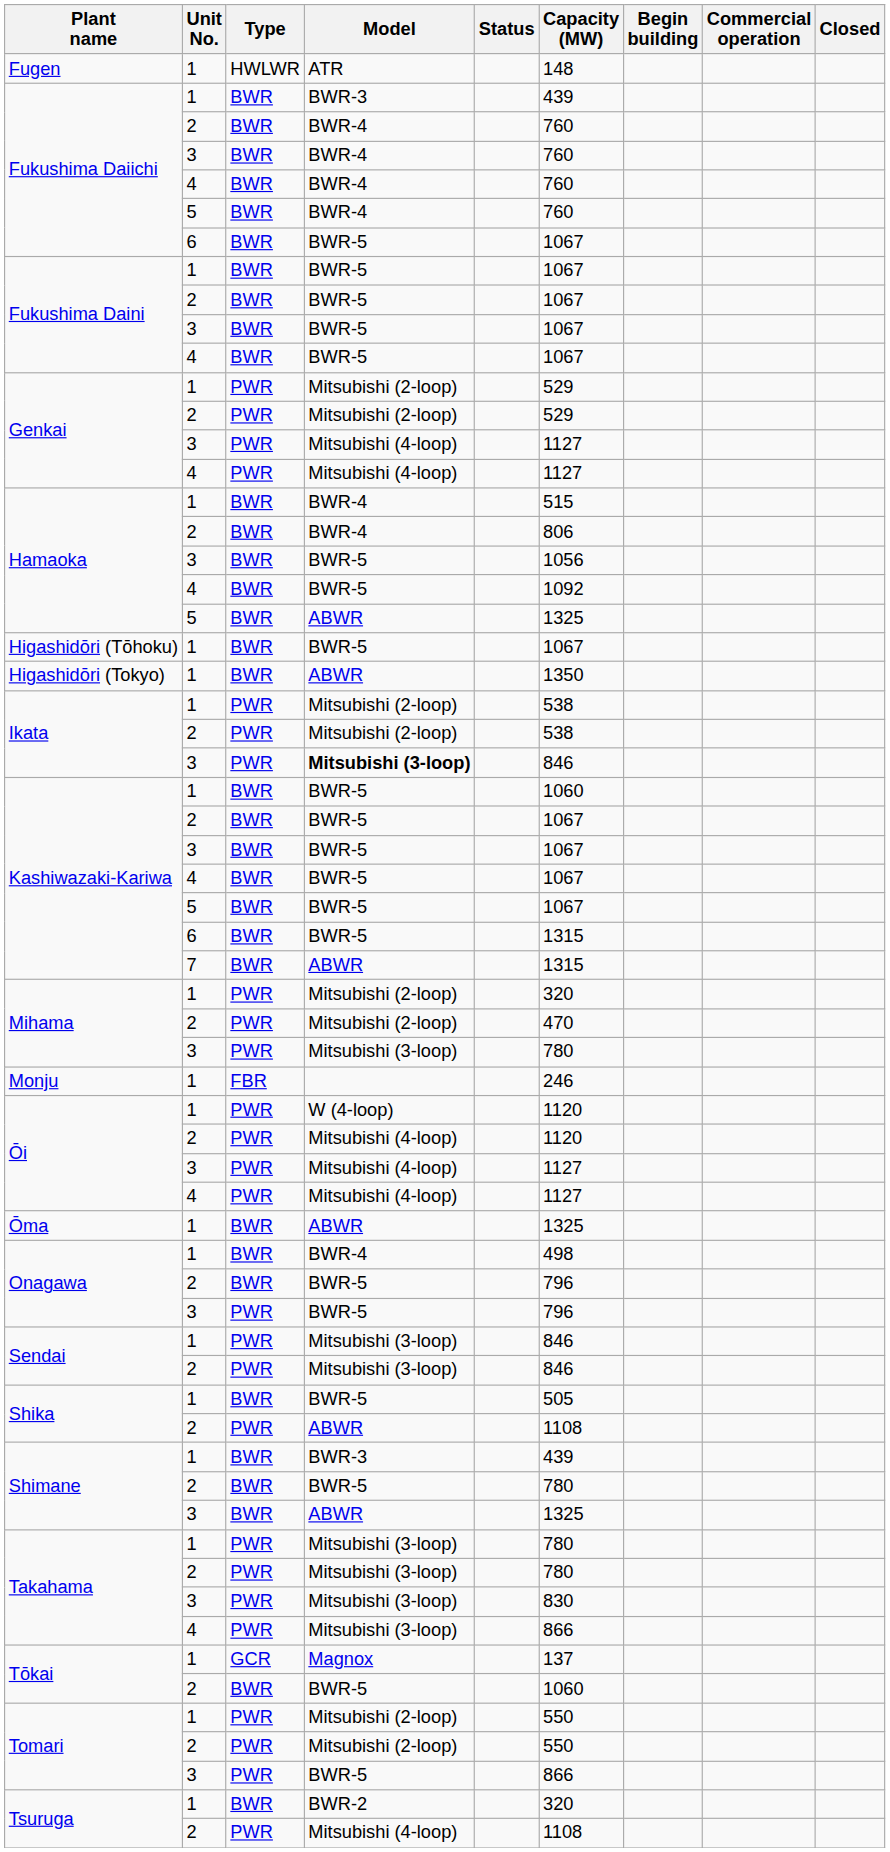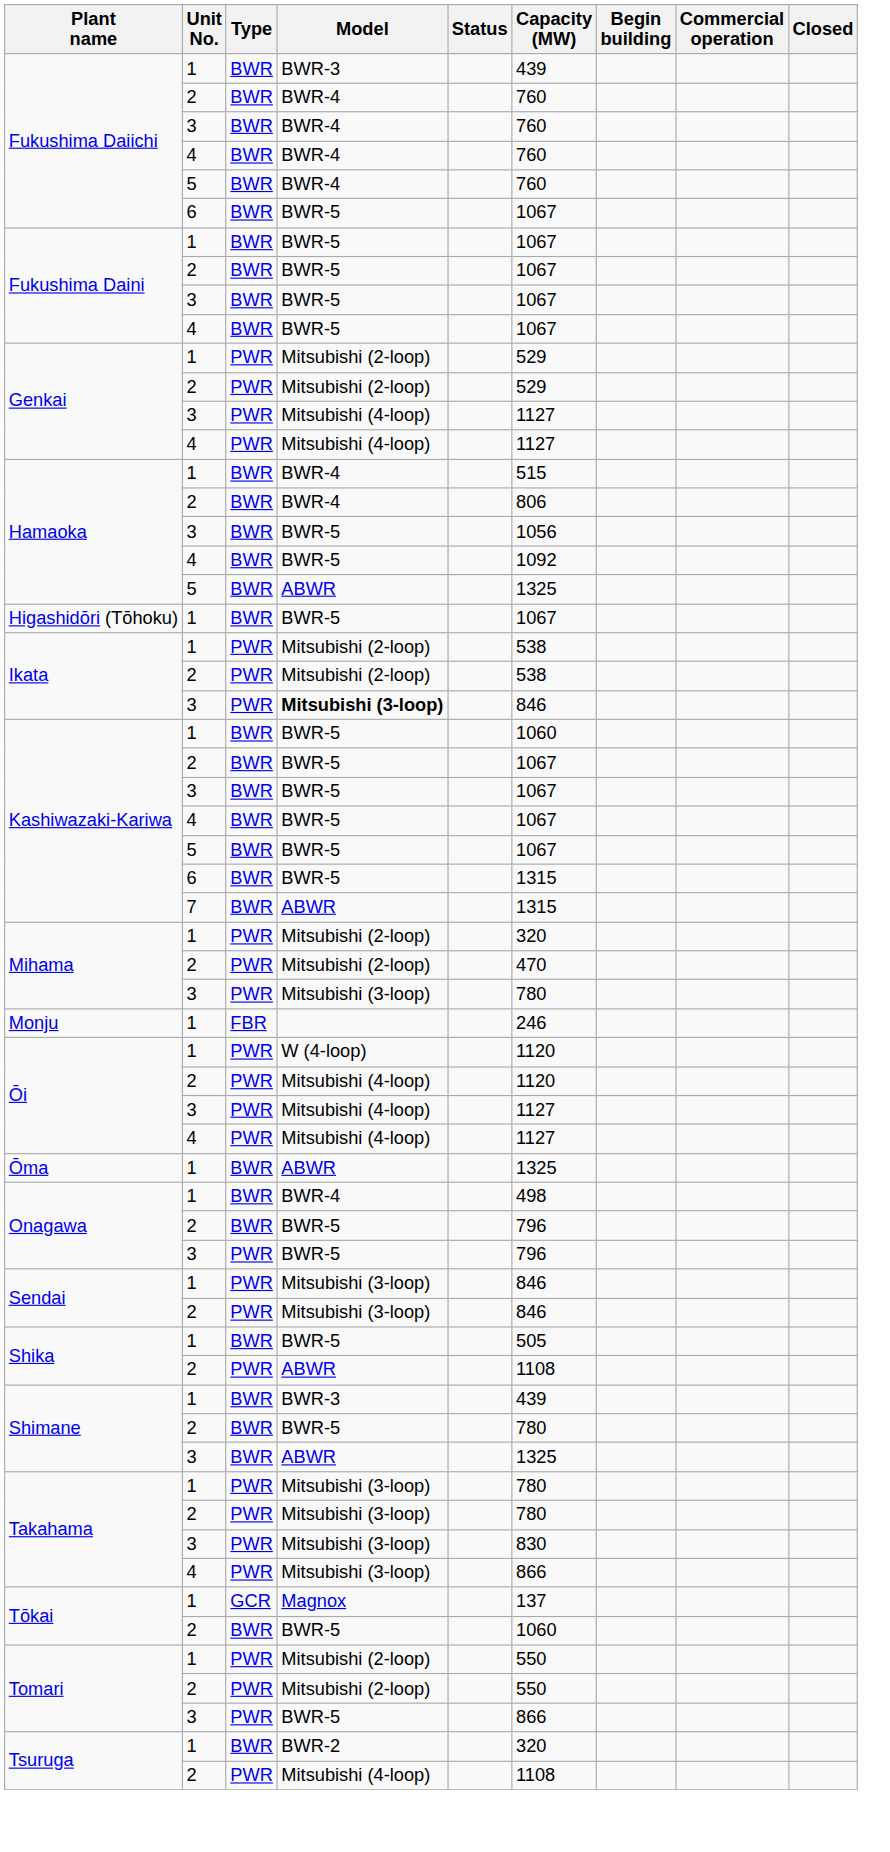- row: (35, 68)
- row: (87, 675)
